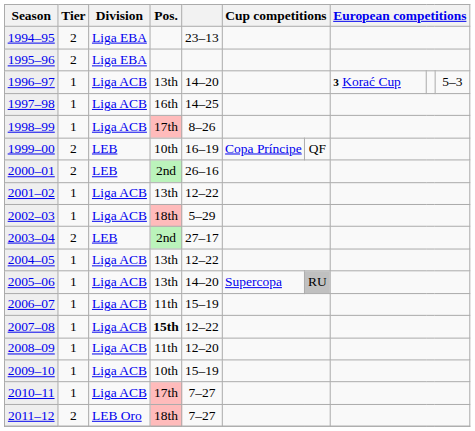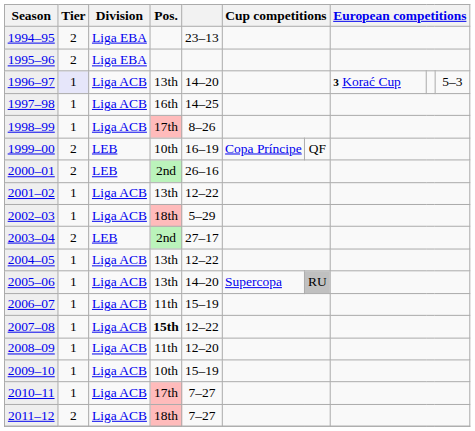(73, 81) no background -> (73, 81) lavender background
(117, 415) LEB Oro -> (119, 415) Liga ACB
